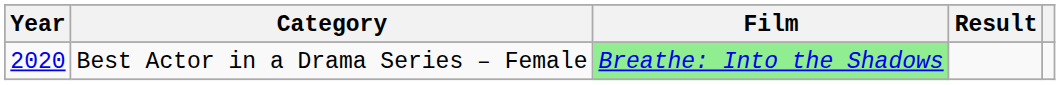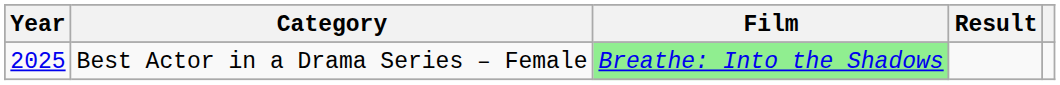(38, 61) 2020 -> (38, 61) 2025
